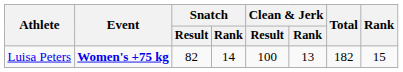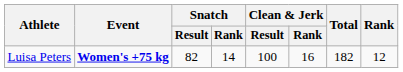(308, 57) 13 -> (308, 57) 16
(379, 57) 15 -> (379, 57) 12
